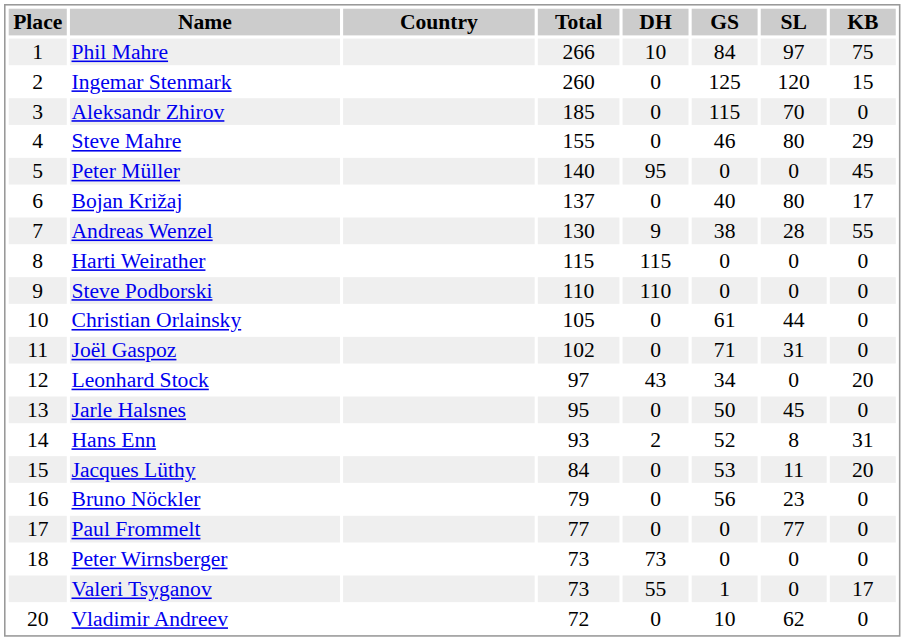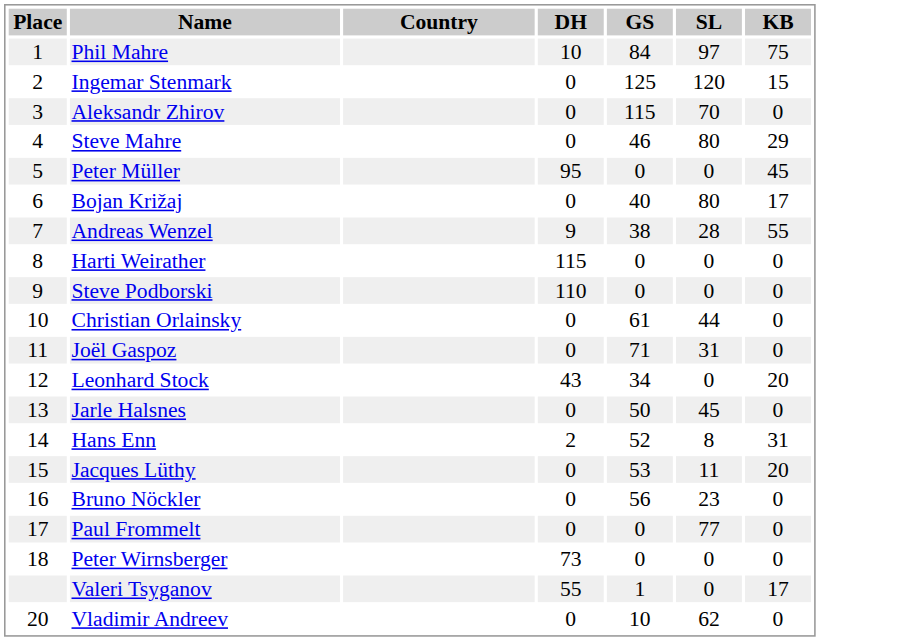- column: (579, 22)
